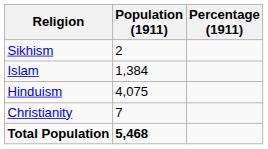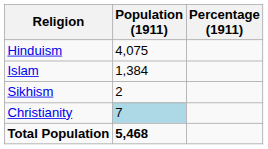rows swapped: (35, 92) <-> (30, 50)
(119, 112) no background -> (119, 112) lightblue background
